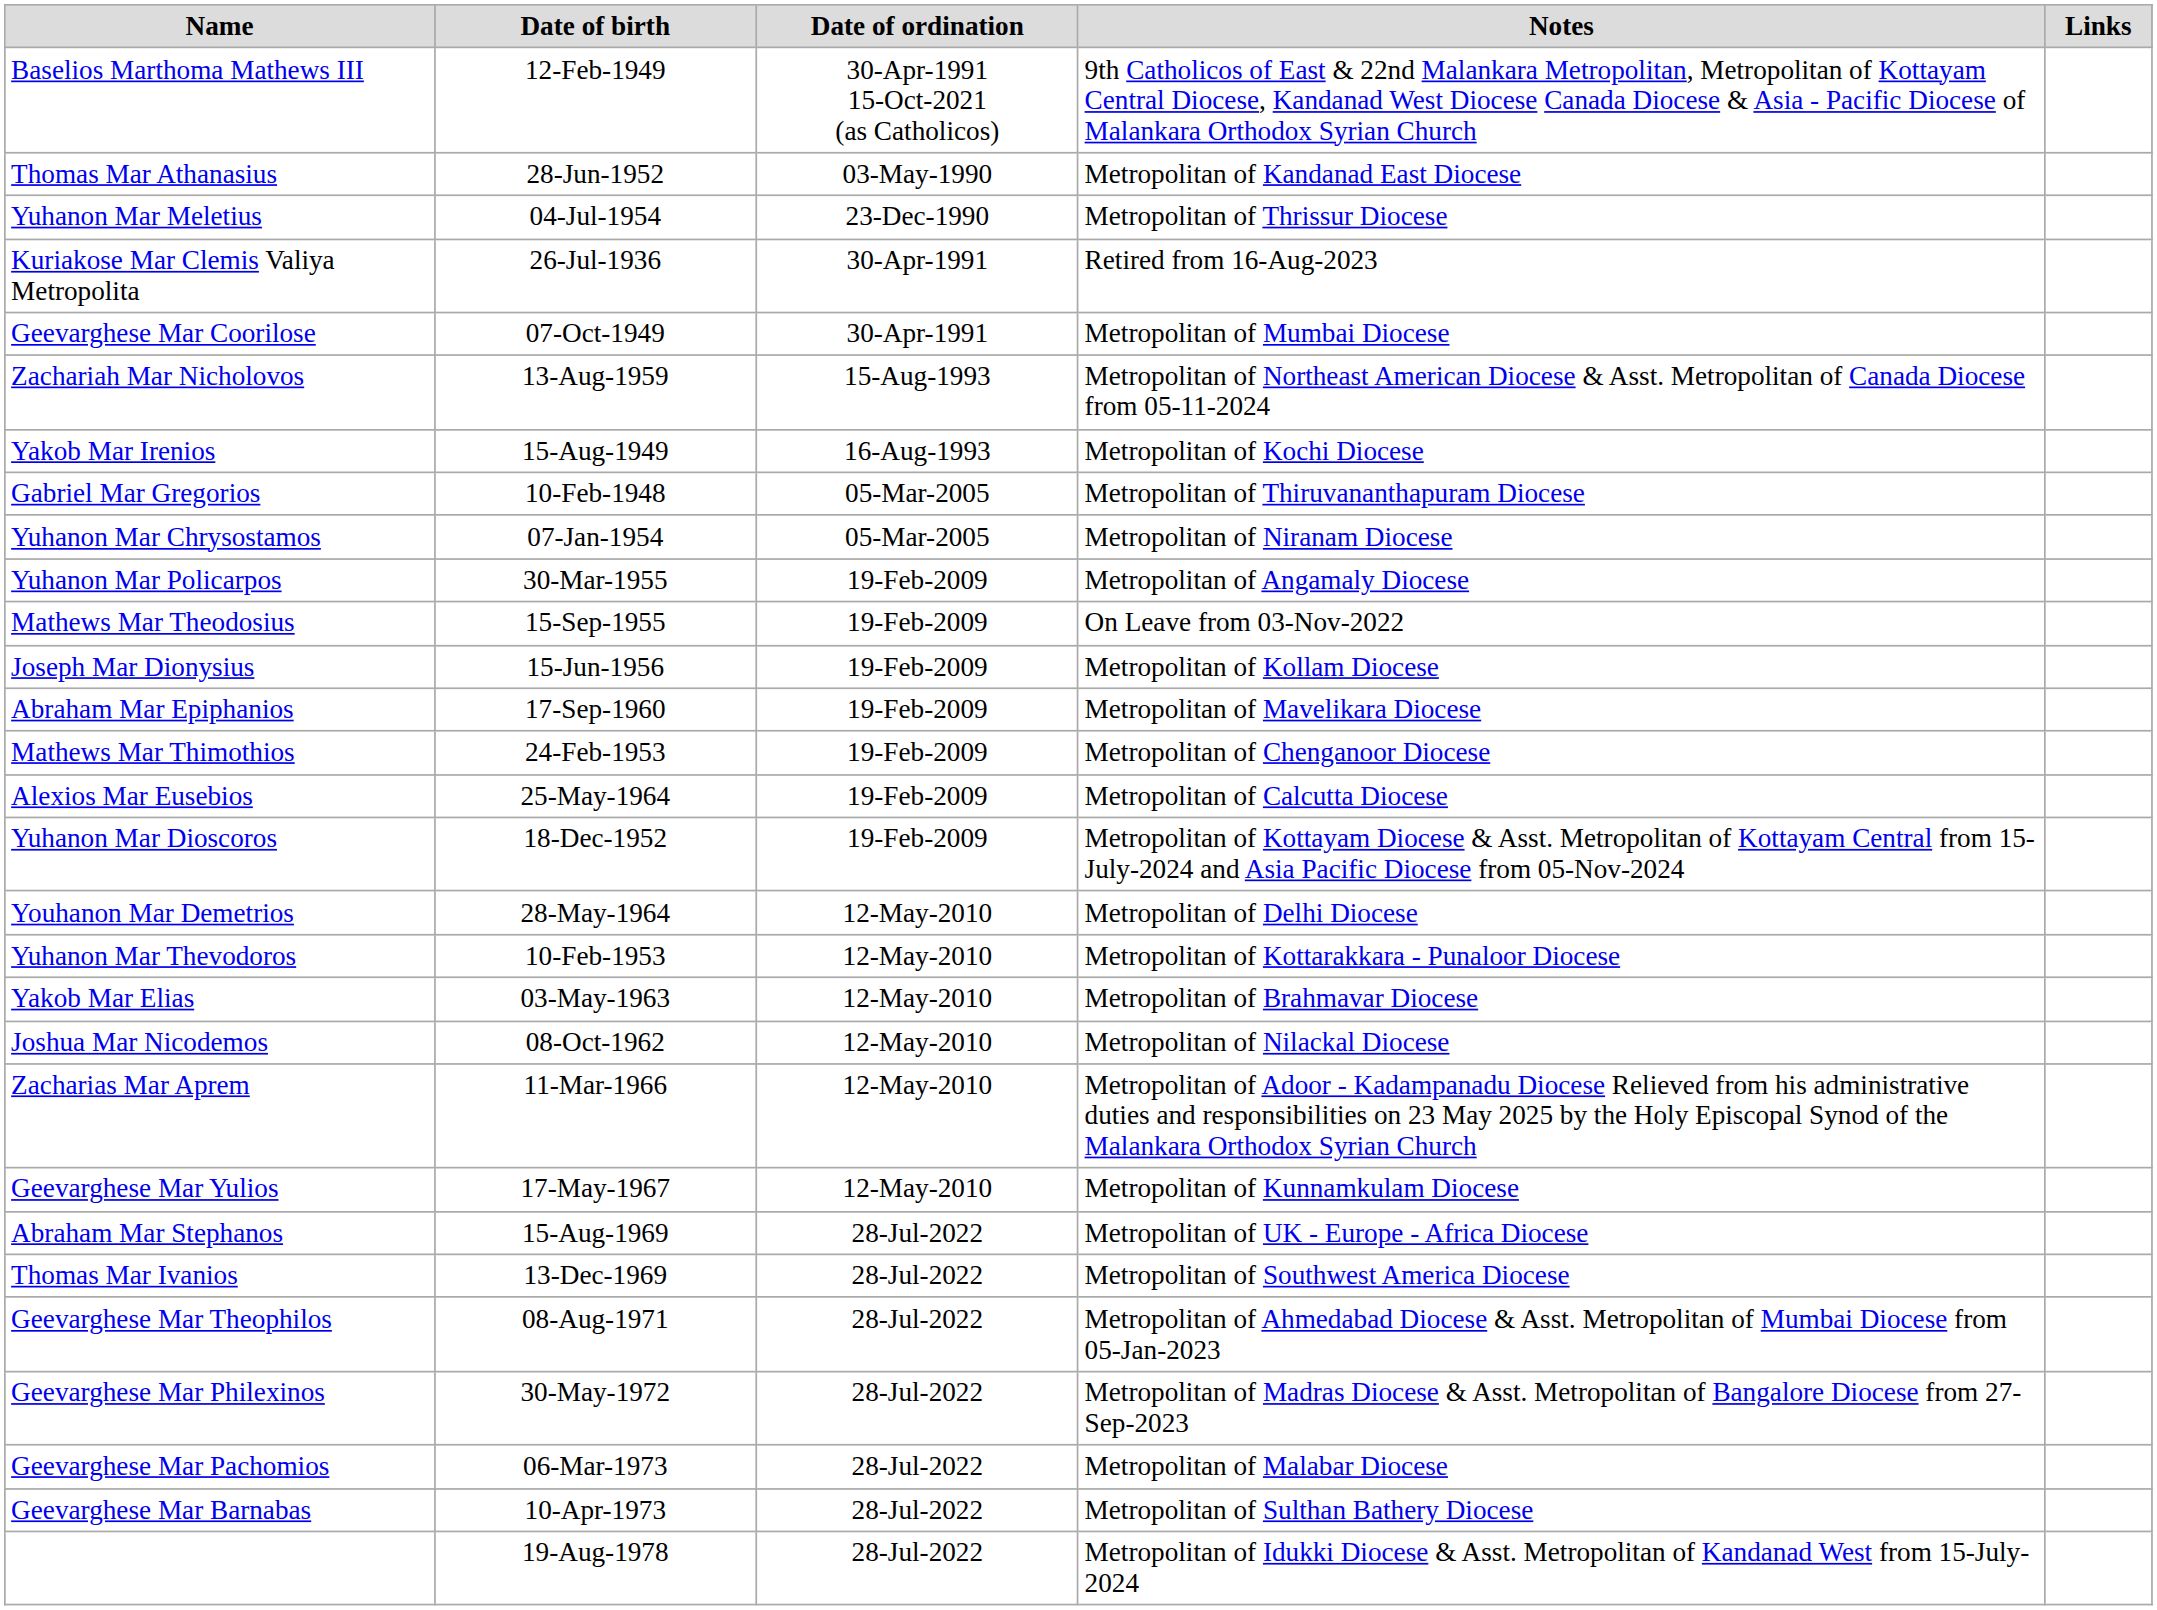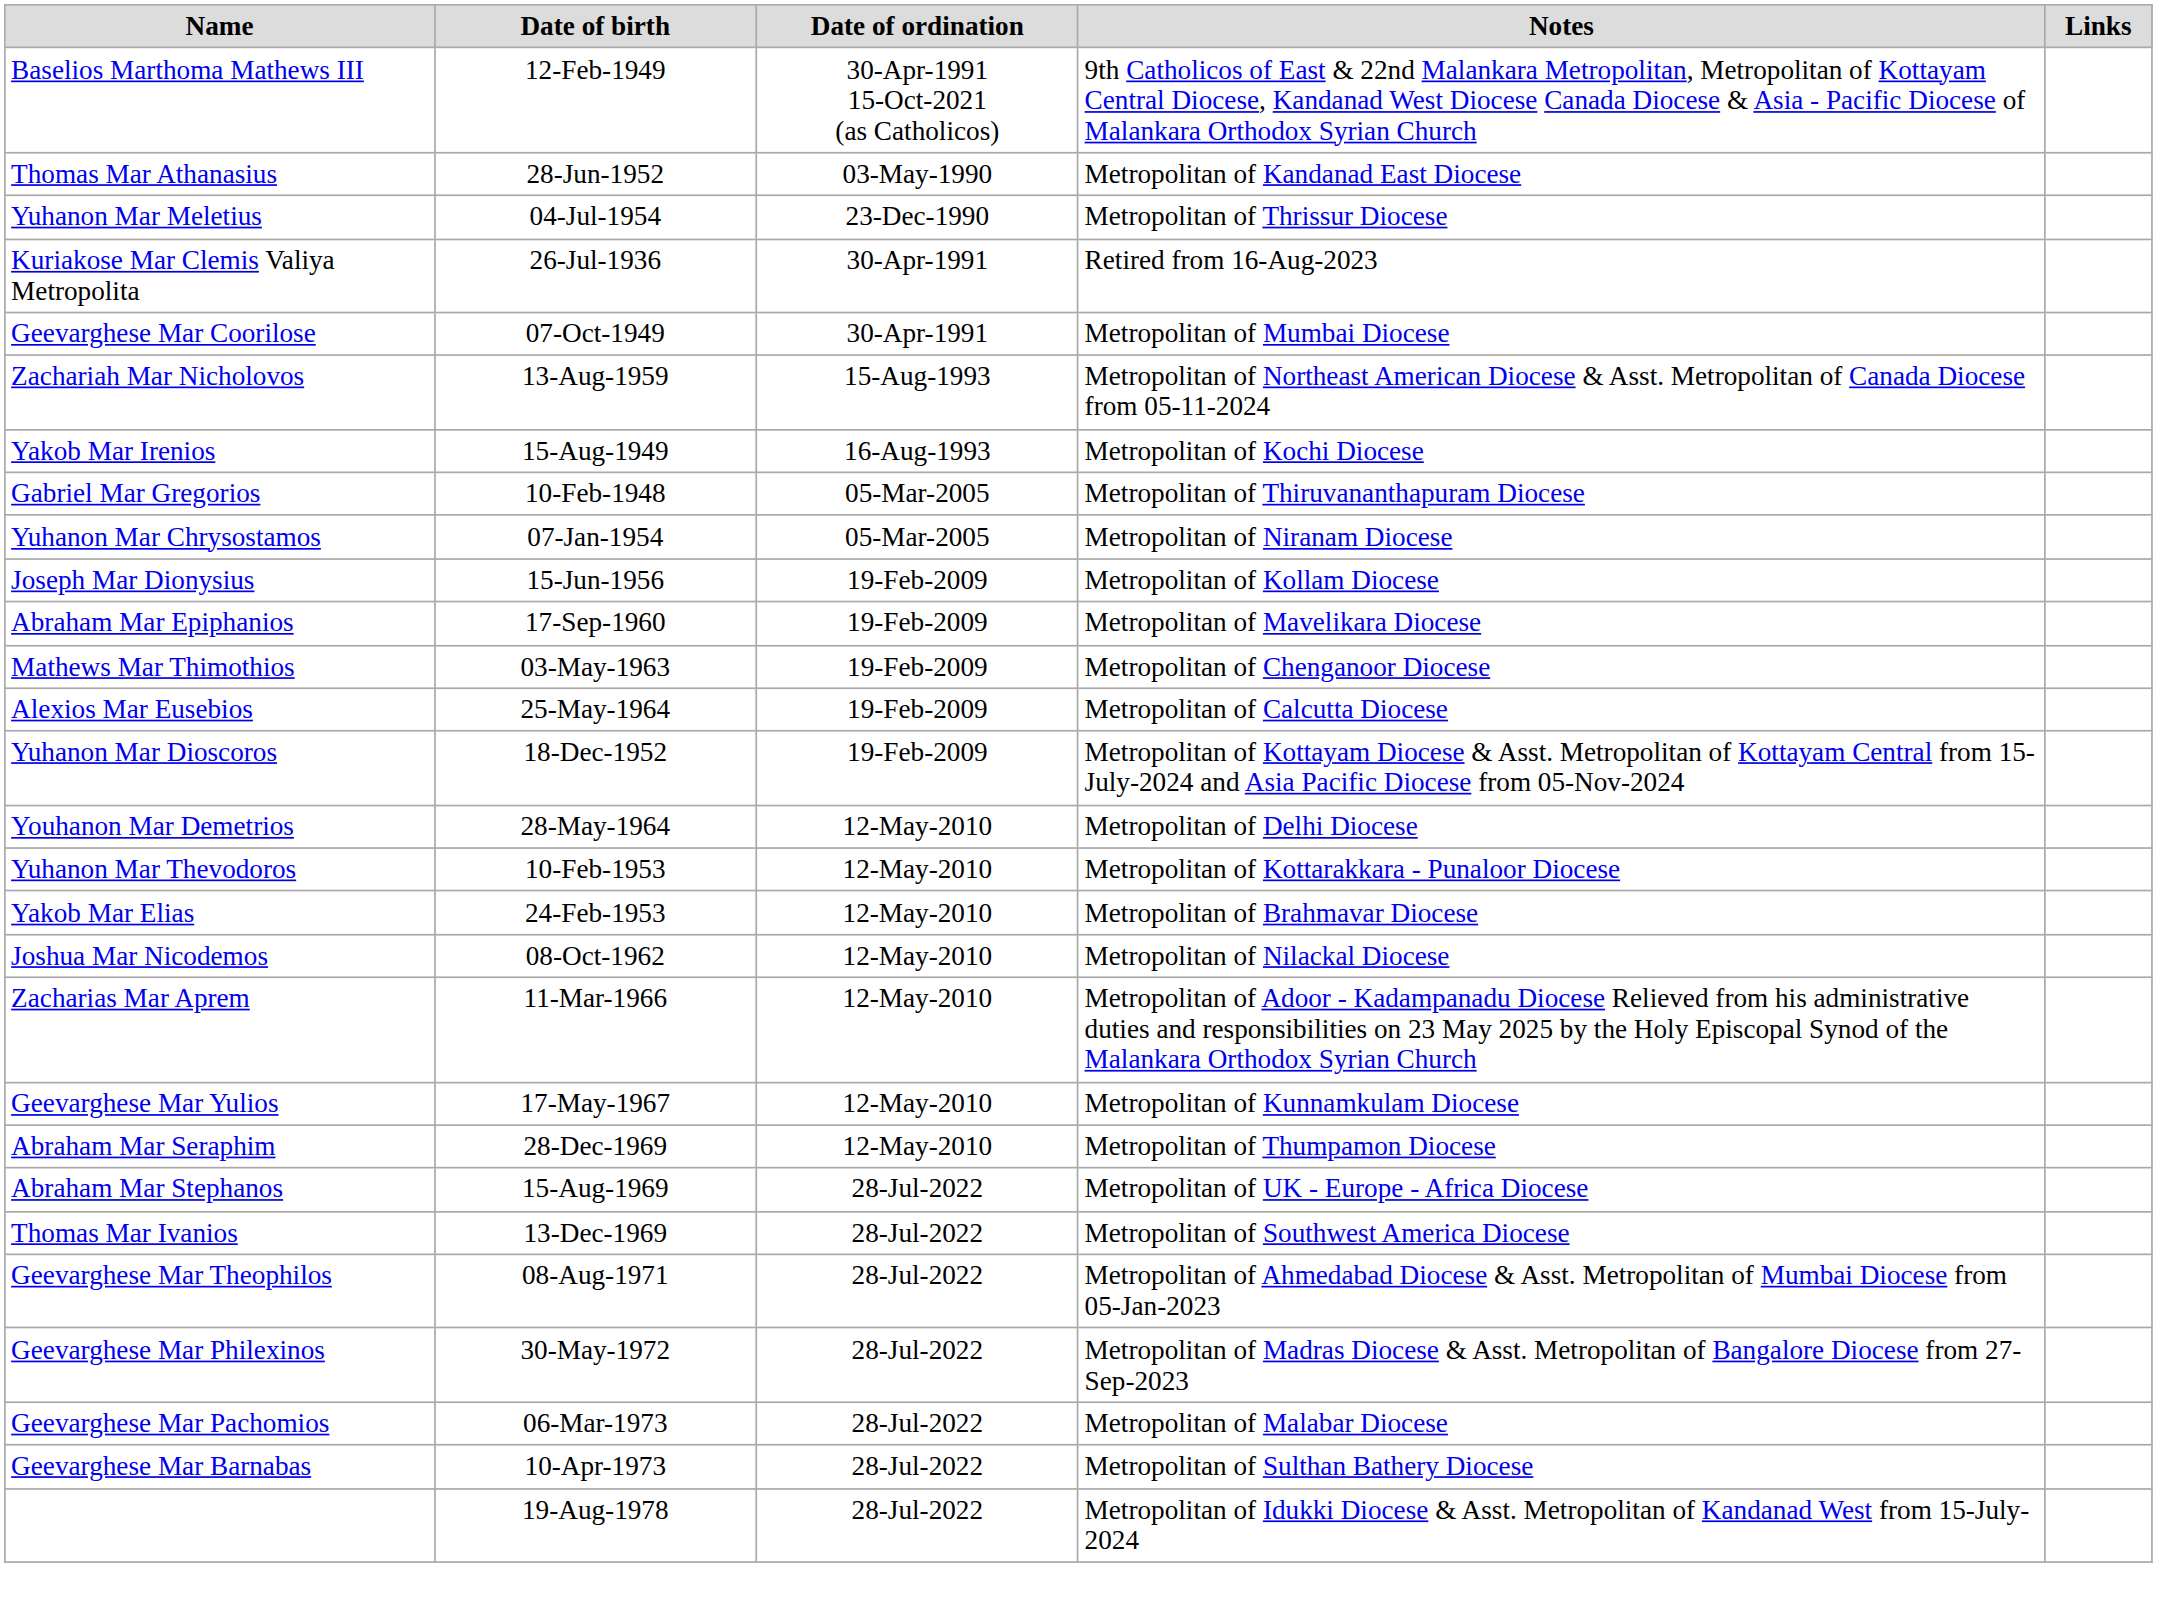- row: (146, 579)
- row: (153, 622)
(595, 752) 24-Feb-1953 -> (595, 666) 03-May-1963
(595, 998) 03-May-1963 -> (595, 912) 24-Feb-1953
+ row: (143, 1146)
